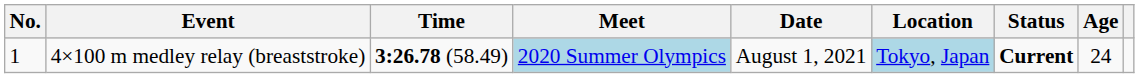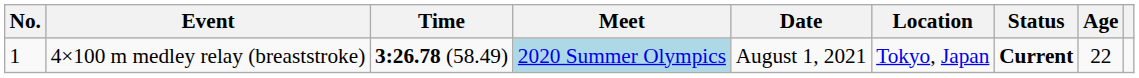(933, 55) lightblue background -> (933, 55) no background
(1101, 55) 24 -> (1101, 55) 22
